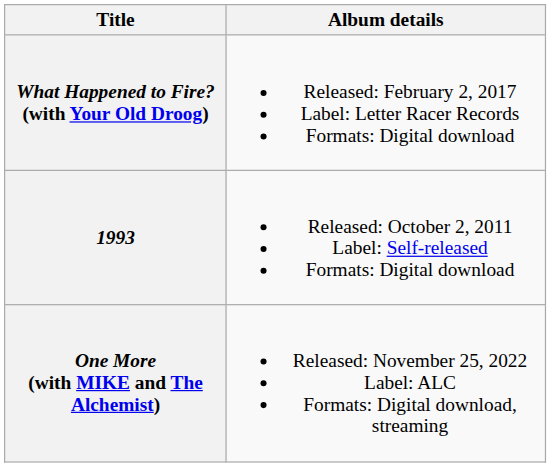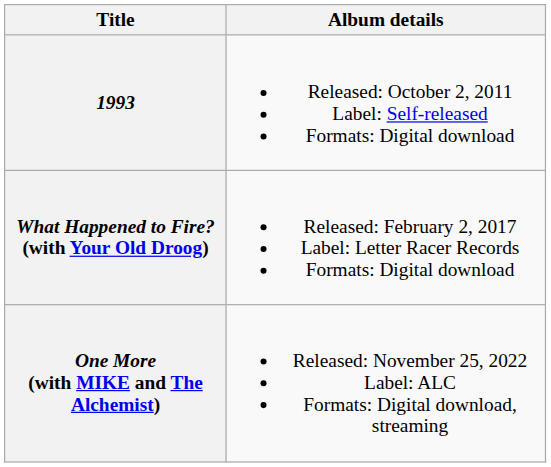rows swapped: (116, 237) <-> (116, 102)
